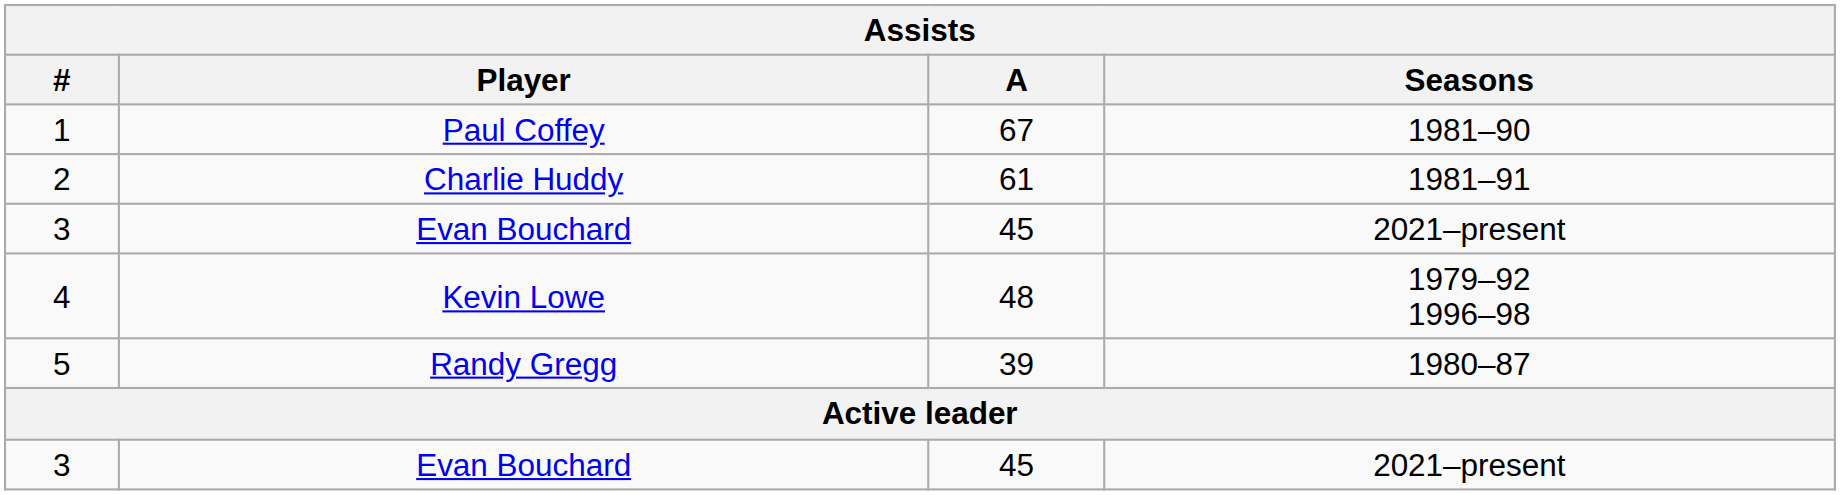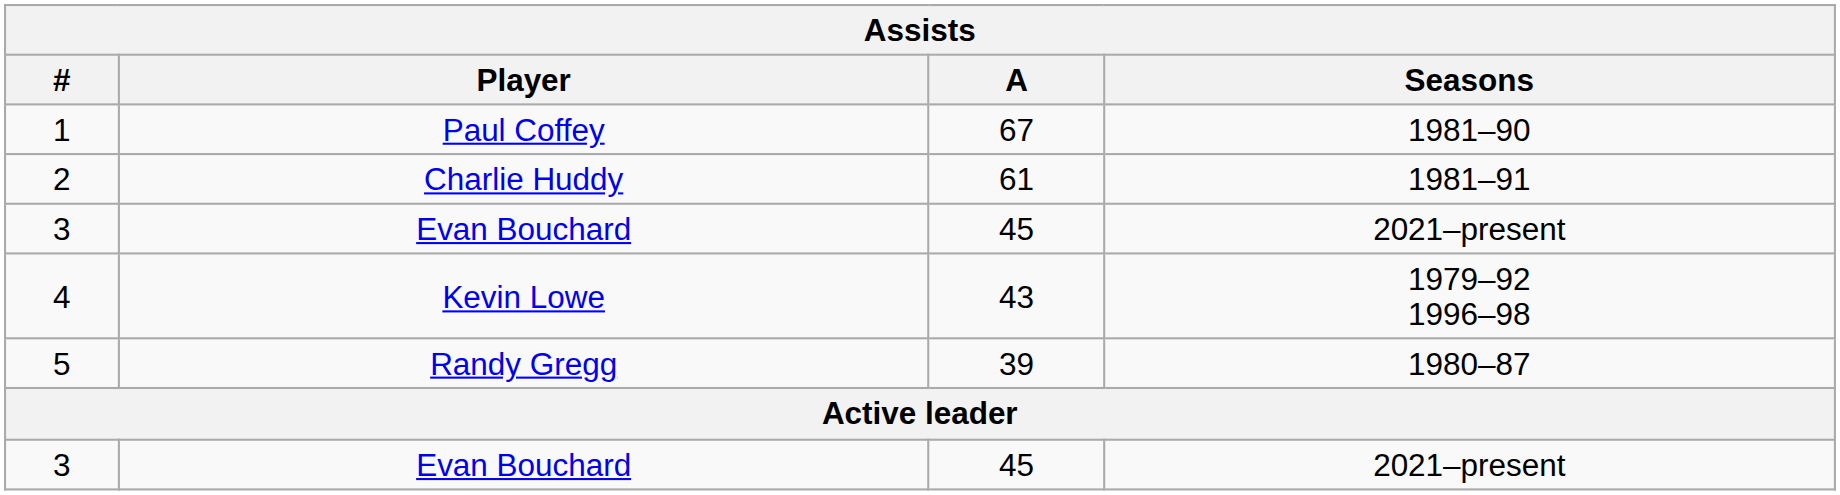(1016, 297) 48 -> (1016, 297) 43
